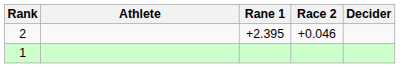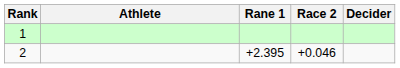rows swapped: (23, 53) <-> (23, 33)
